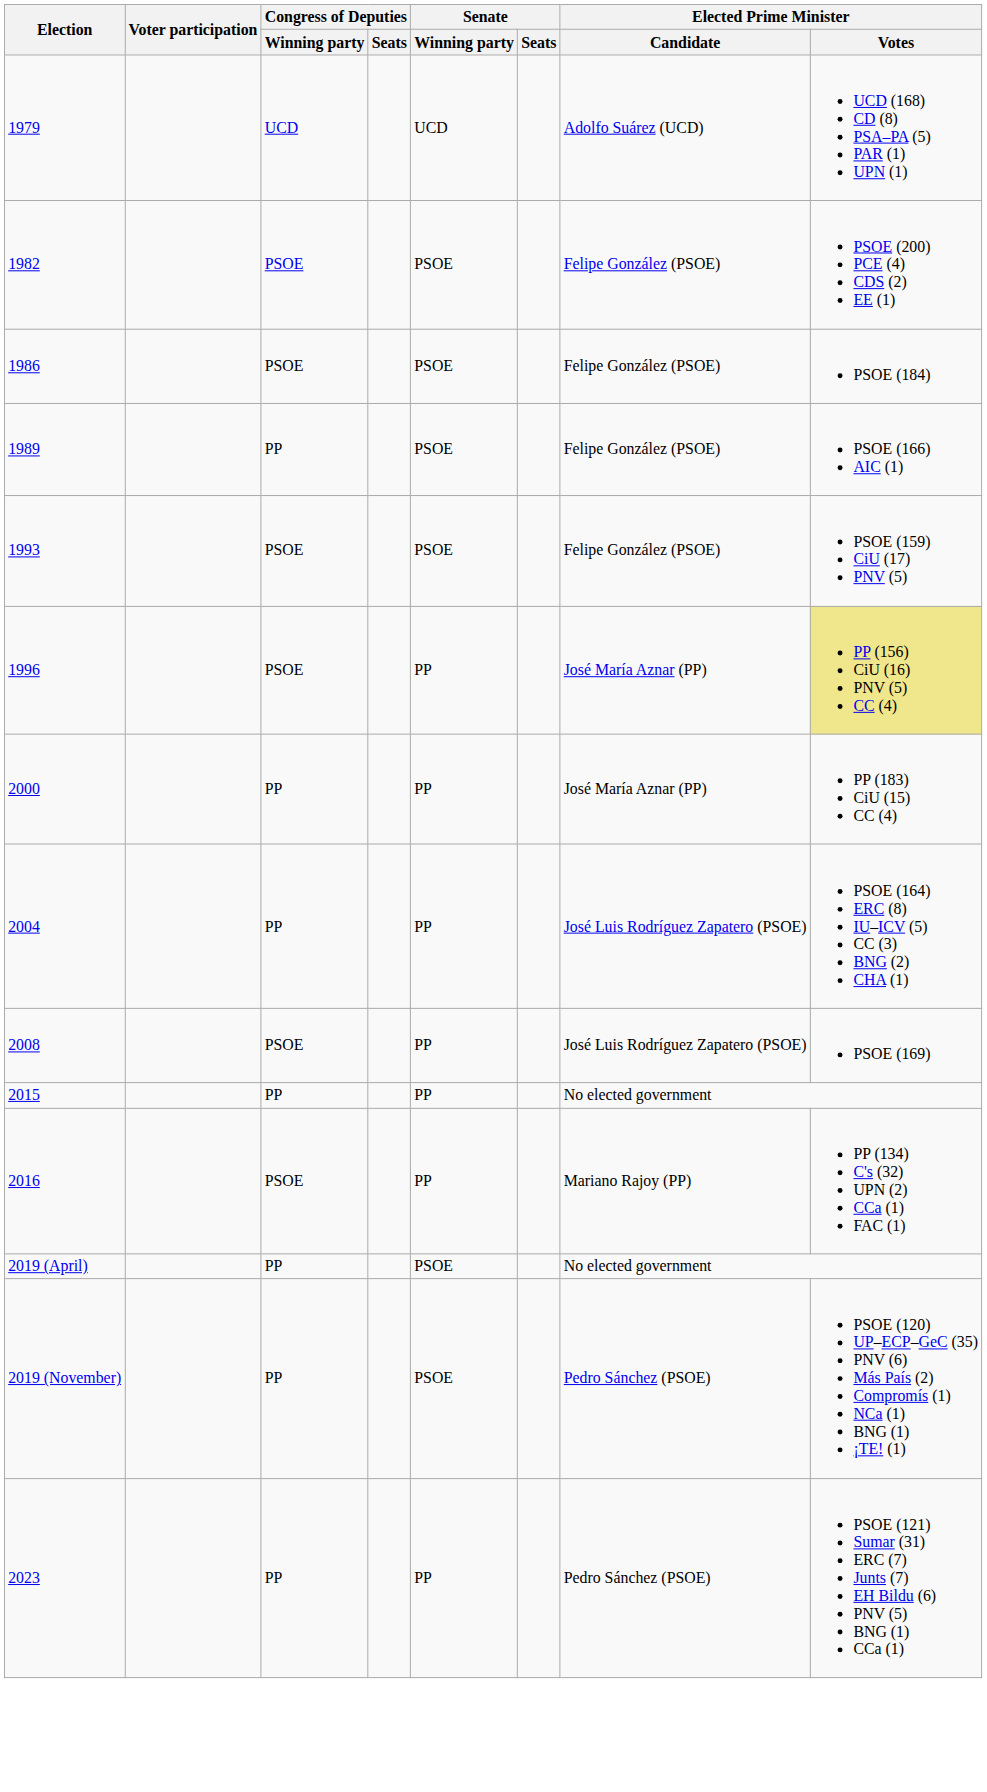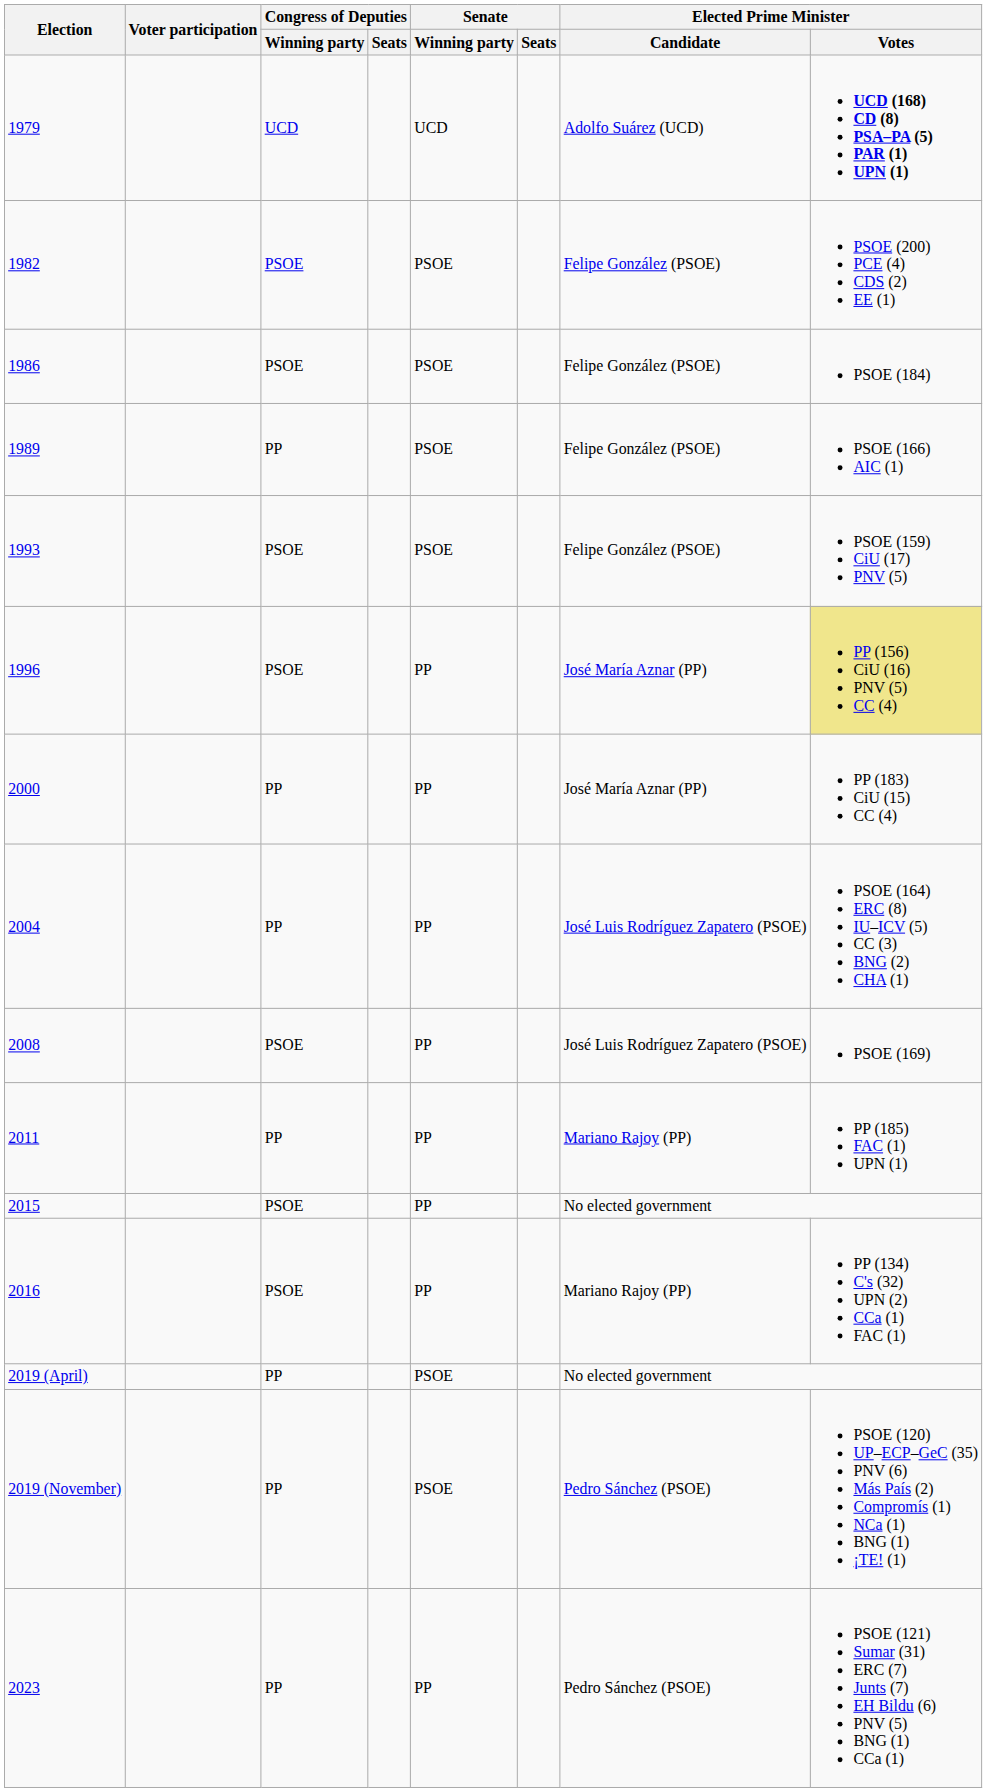(896, 137) normal -> (896, 137) bold
+ row: (24, 1137)
(274, 1095) PP -> (284, 1205) PSOE
